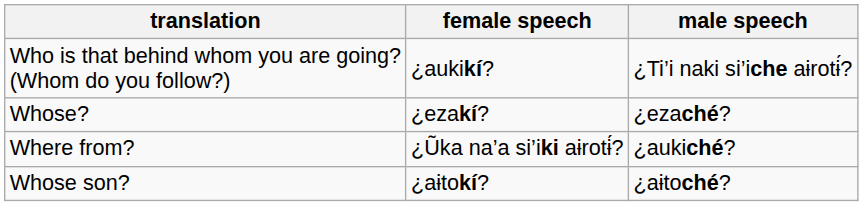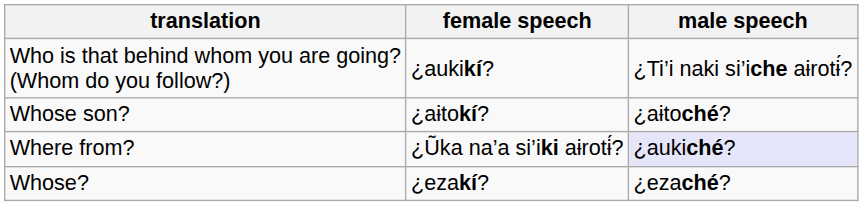rows swapped: (70, 182) <-> (49, 114)
(685, 148) no background -> (685, 148) lavender background
